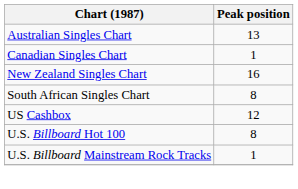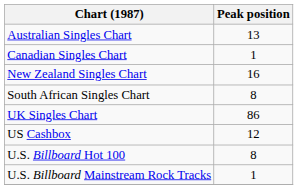+ row: (52, 114)
